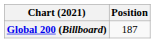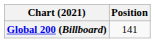(130, 29) 187 -> (130, 29) 141
